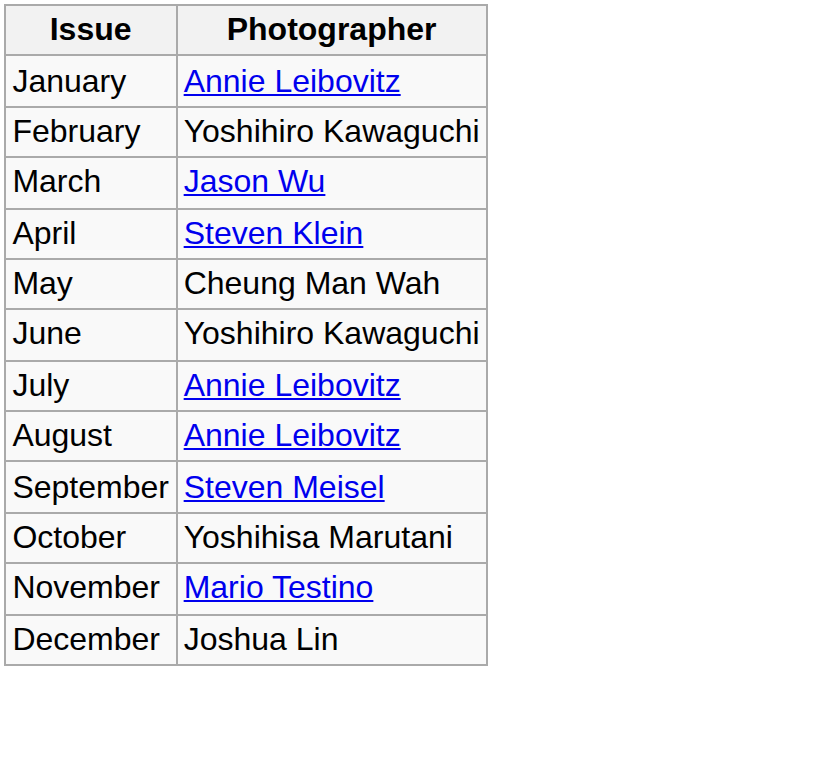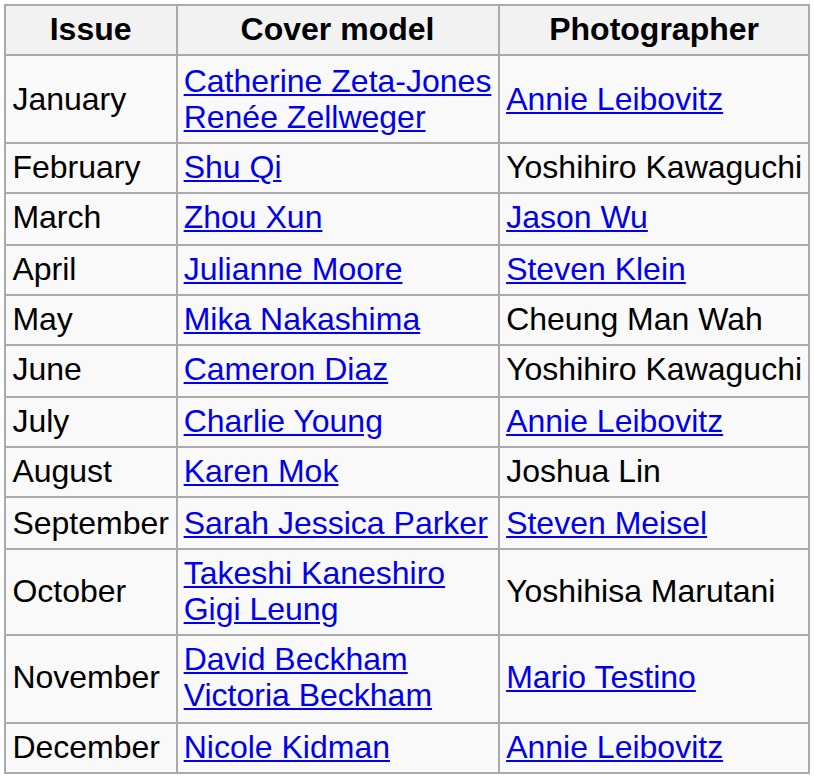+ column: (338, 29)
(292, 435) Annie Leibovitz -> (584, 471) Joshua Lin
(261, 638) Joshua Lin -> (615, 746) Annie Leibovitz
